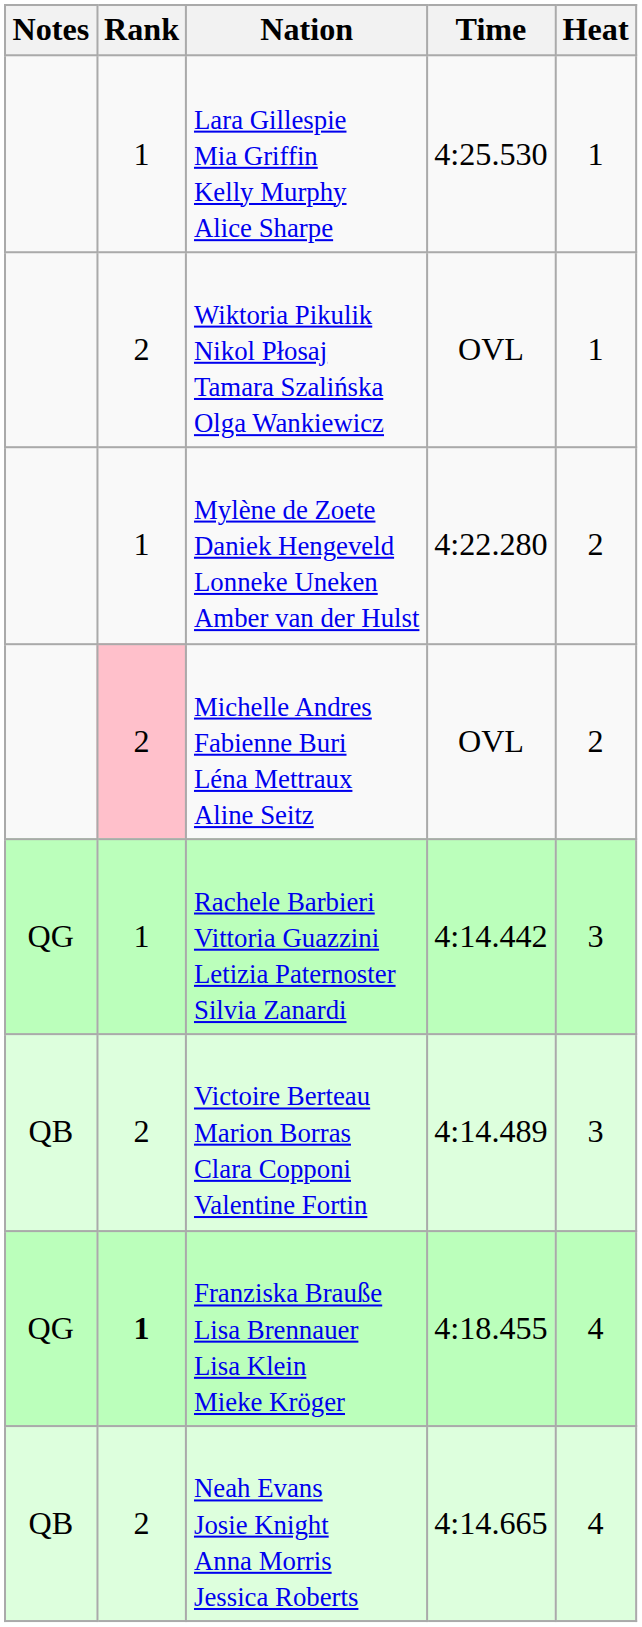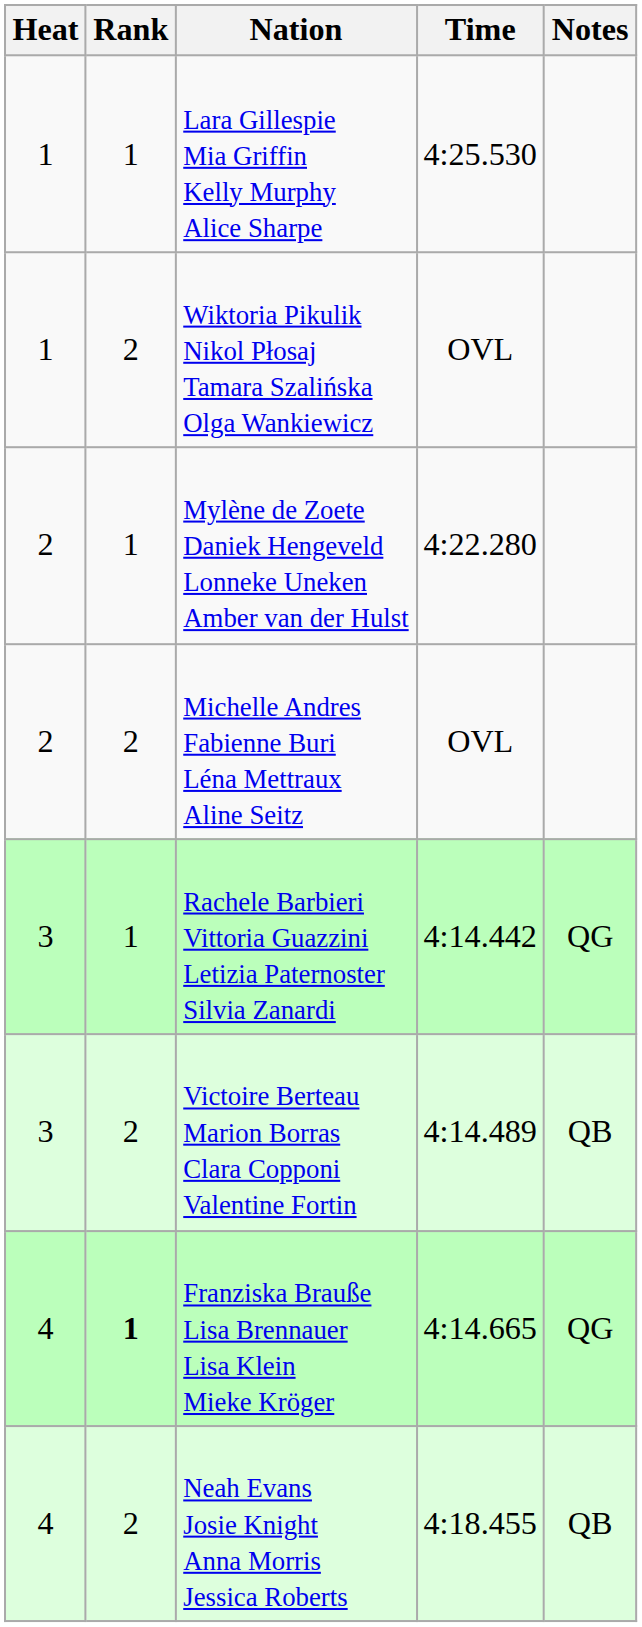columns swapped: (596, 30) <-> (51, 30)
(142, 740) pink background -> (131, 740) no background
(491, 1327) 4:18.455 -> (480, 1327) 4:14.665
(491, 1523) 4:14.665 -> (480, 1523) 4:18.455
